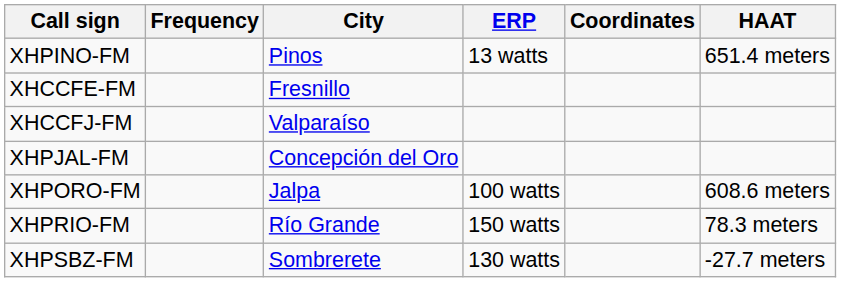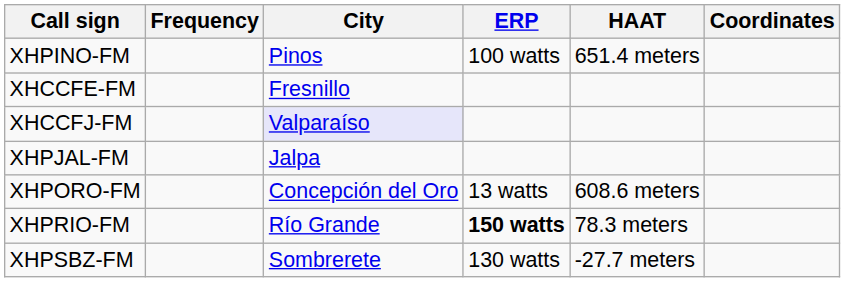columns swapped: (767, 21) <-> (632, 21)
(508, 55) 13 watts -> (514, 55) 100 watts
(319, 123) no background -> (319, 123) lavender background
(364, 157) Concepción del Oro -> (294, 157) Jalpa
(294, 191) Jalpa -> (364, 191) Concepción del Oro
(514, 191) 100 watts -> (508, 191) 13 watts
(514, 225) normal -> (516, 225) bold
